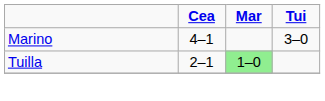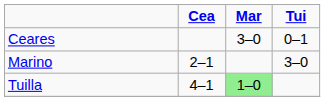+ row: (31, 39)
(202, 39) 4–1 -> (202, 62) 2–1
(202, 62) 2–1 -> (202, 85) 4–1
